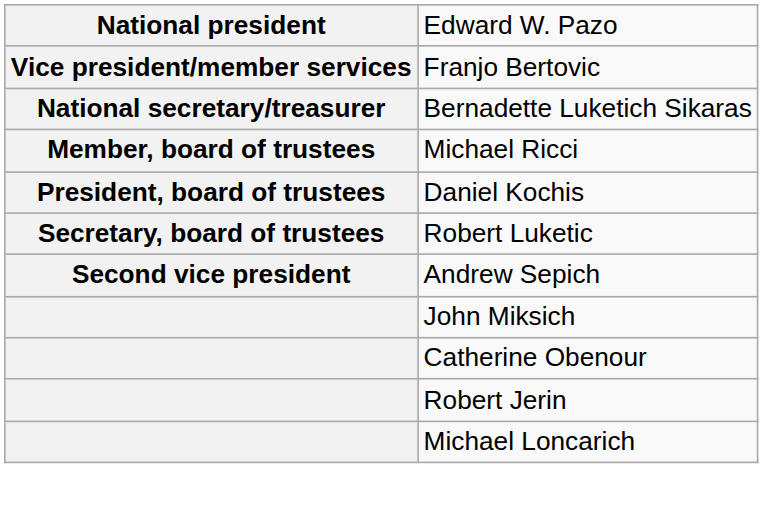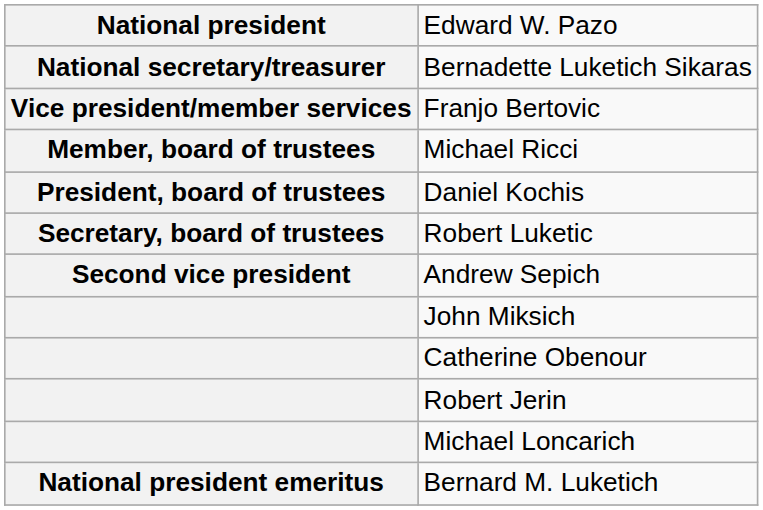rows swapped: (512, 66) <-> (588, 108)
+ row: (541, 483)
